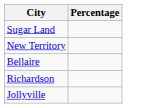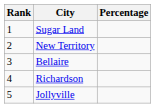+ column: (19, 12)
